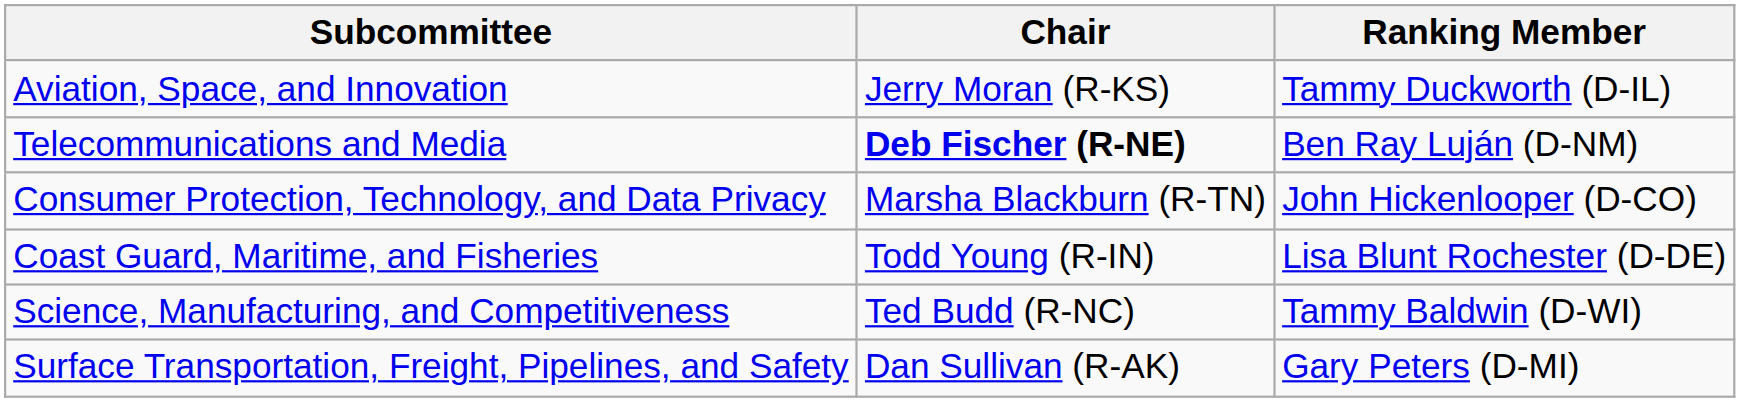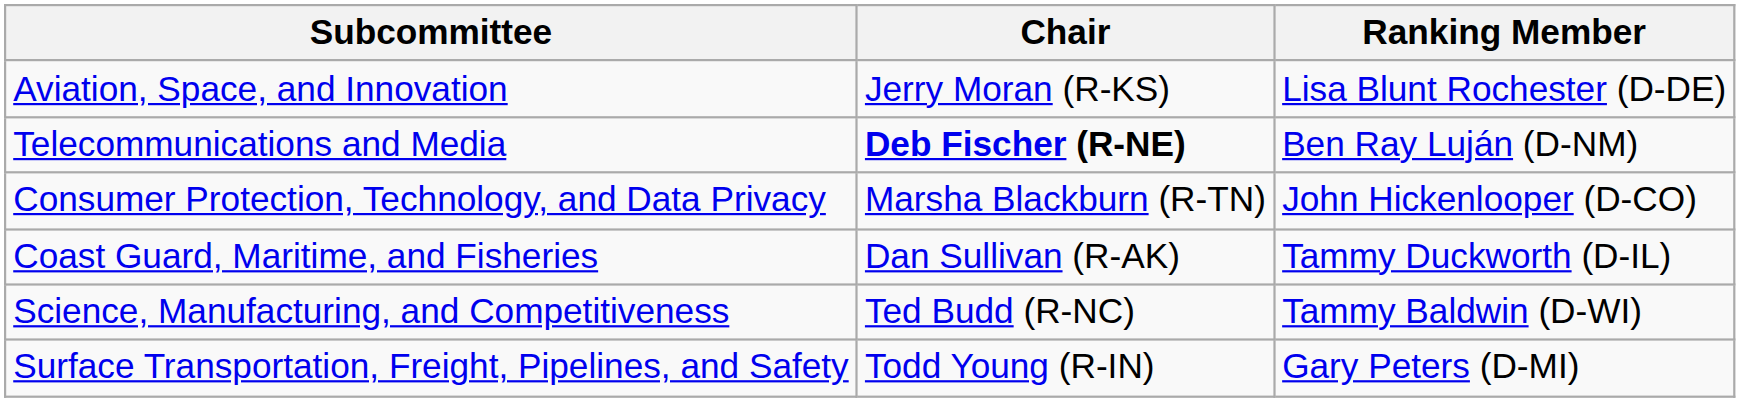(1477, 88) Tammy Duckworth (D-IL) -> (1504, 88) Lisa Blunt Rochester (D-DE)
(1010, 255) Todd Young (R-IN) -> (1022, 255) Dan Sullivan (R-AK)
(1504, 255) Lisa Blunt Rochester (D-DE) -> (1477, 255) Tammy Duckworth (D-IL)
(1022, 367) Dan Sullivan (R-AK) -> (1010, 367) Todd Young (R-IN)
